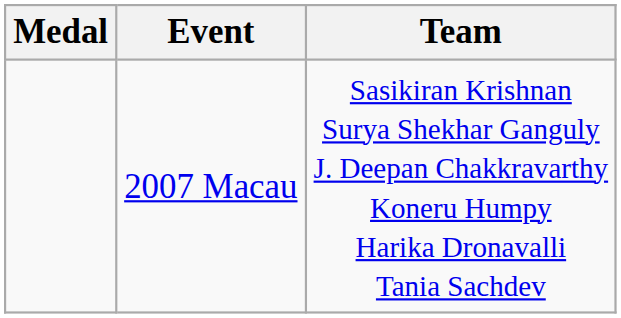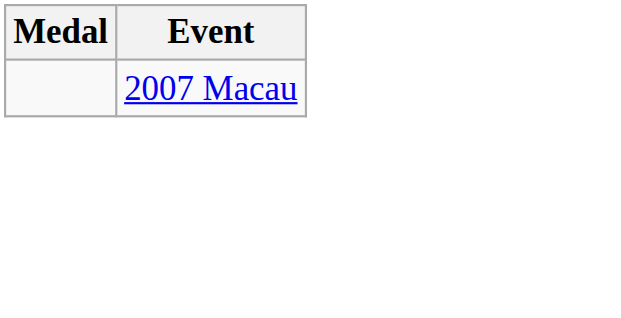- column: (461, 32)
